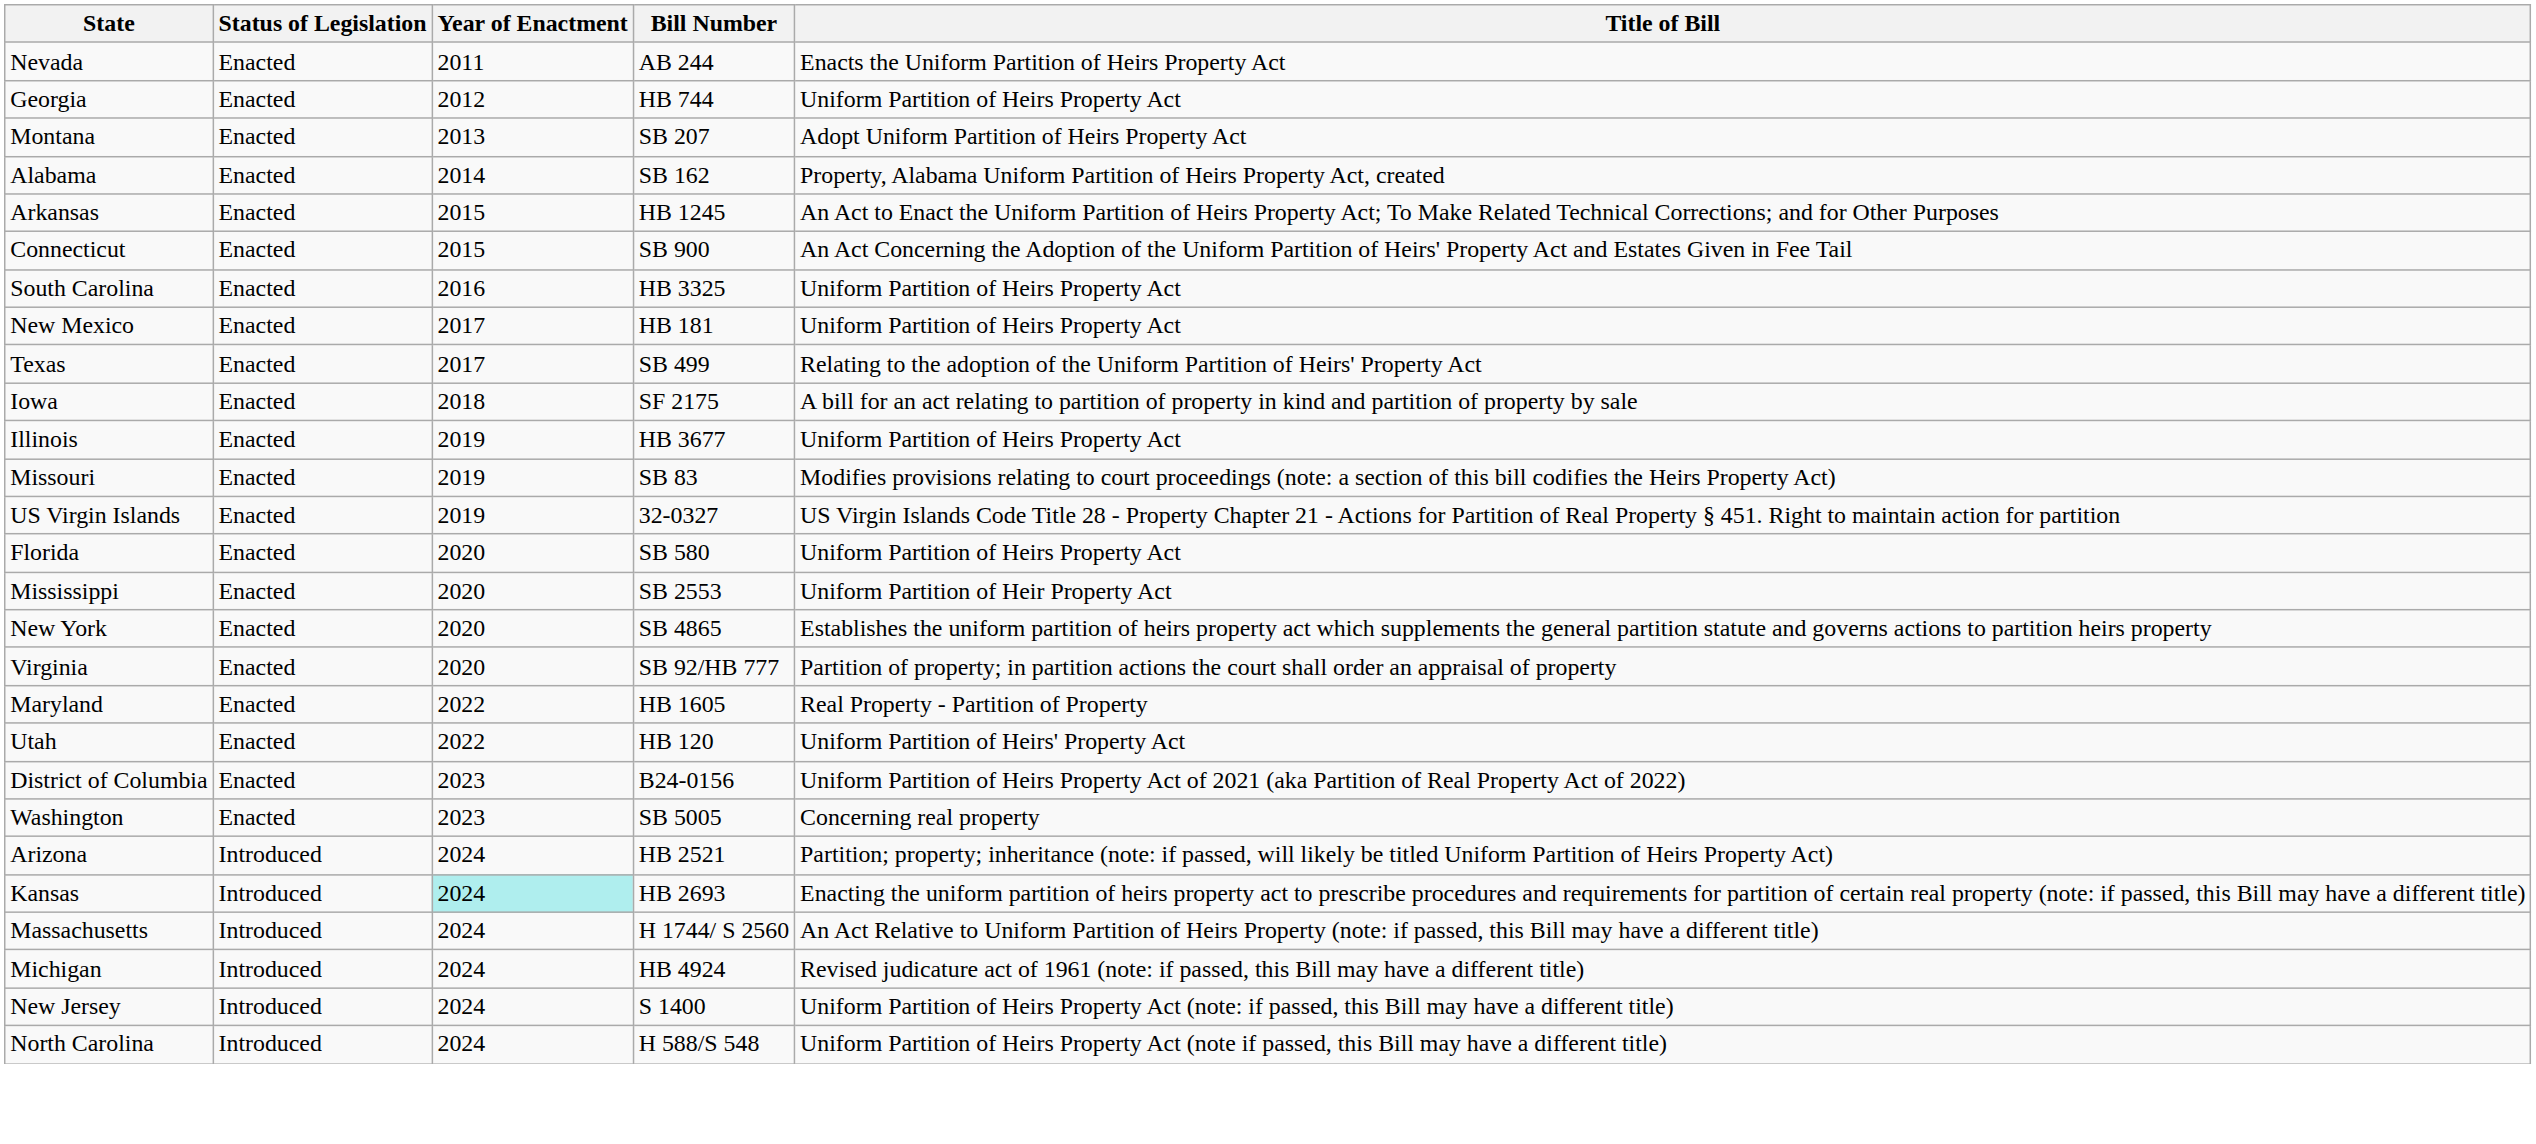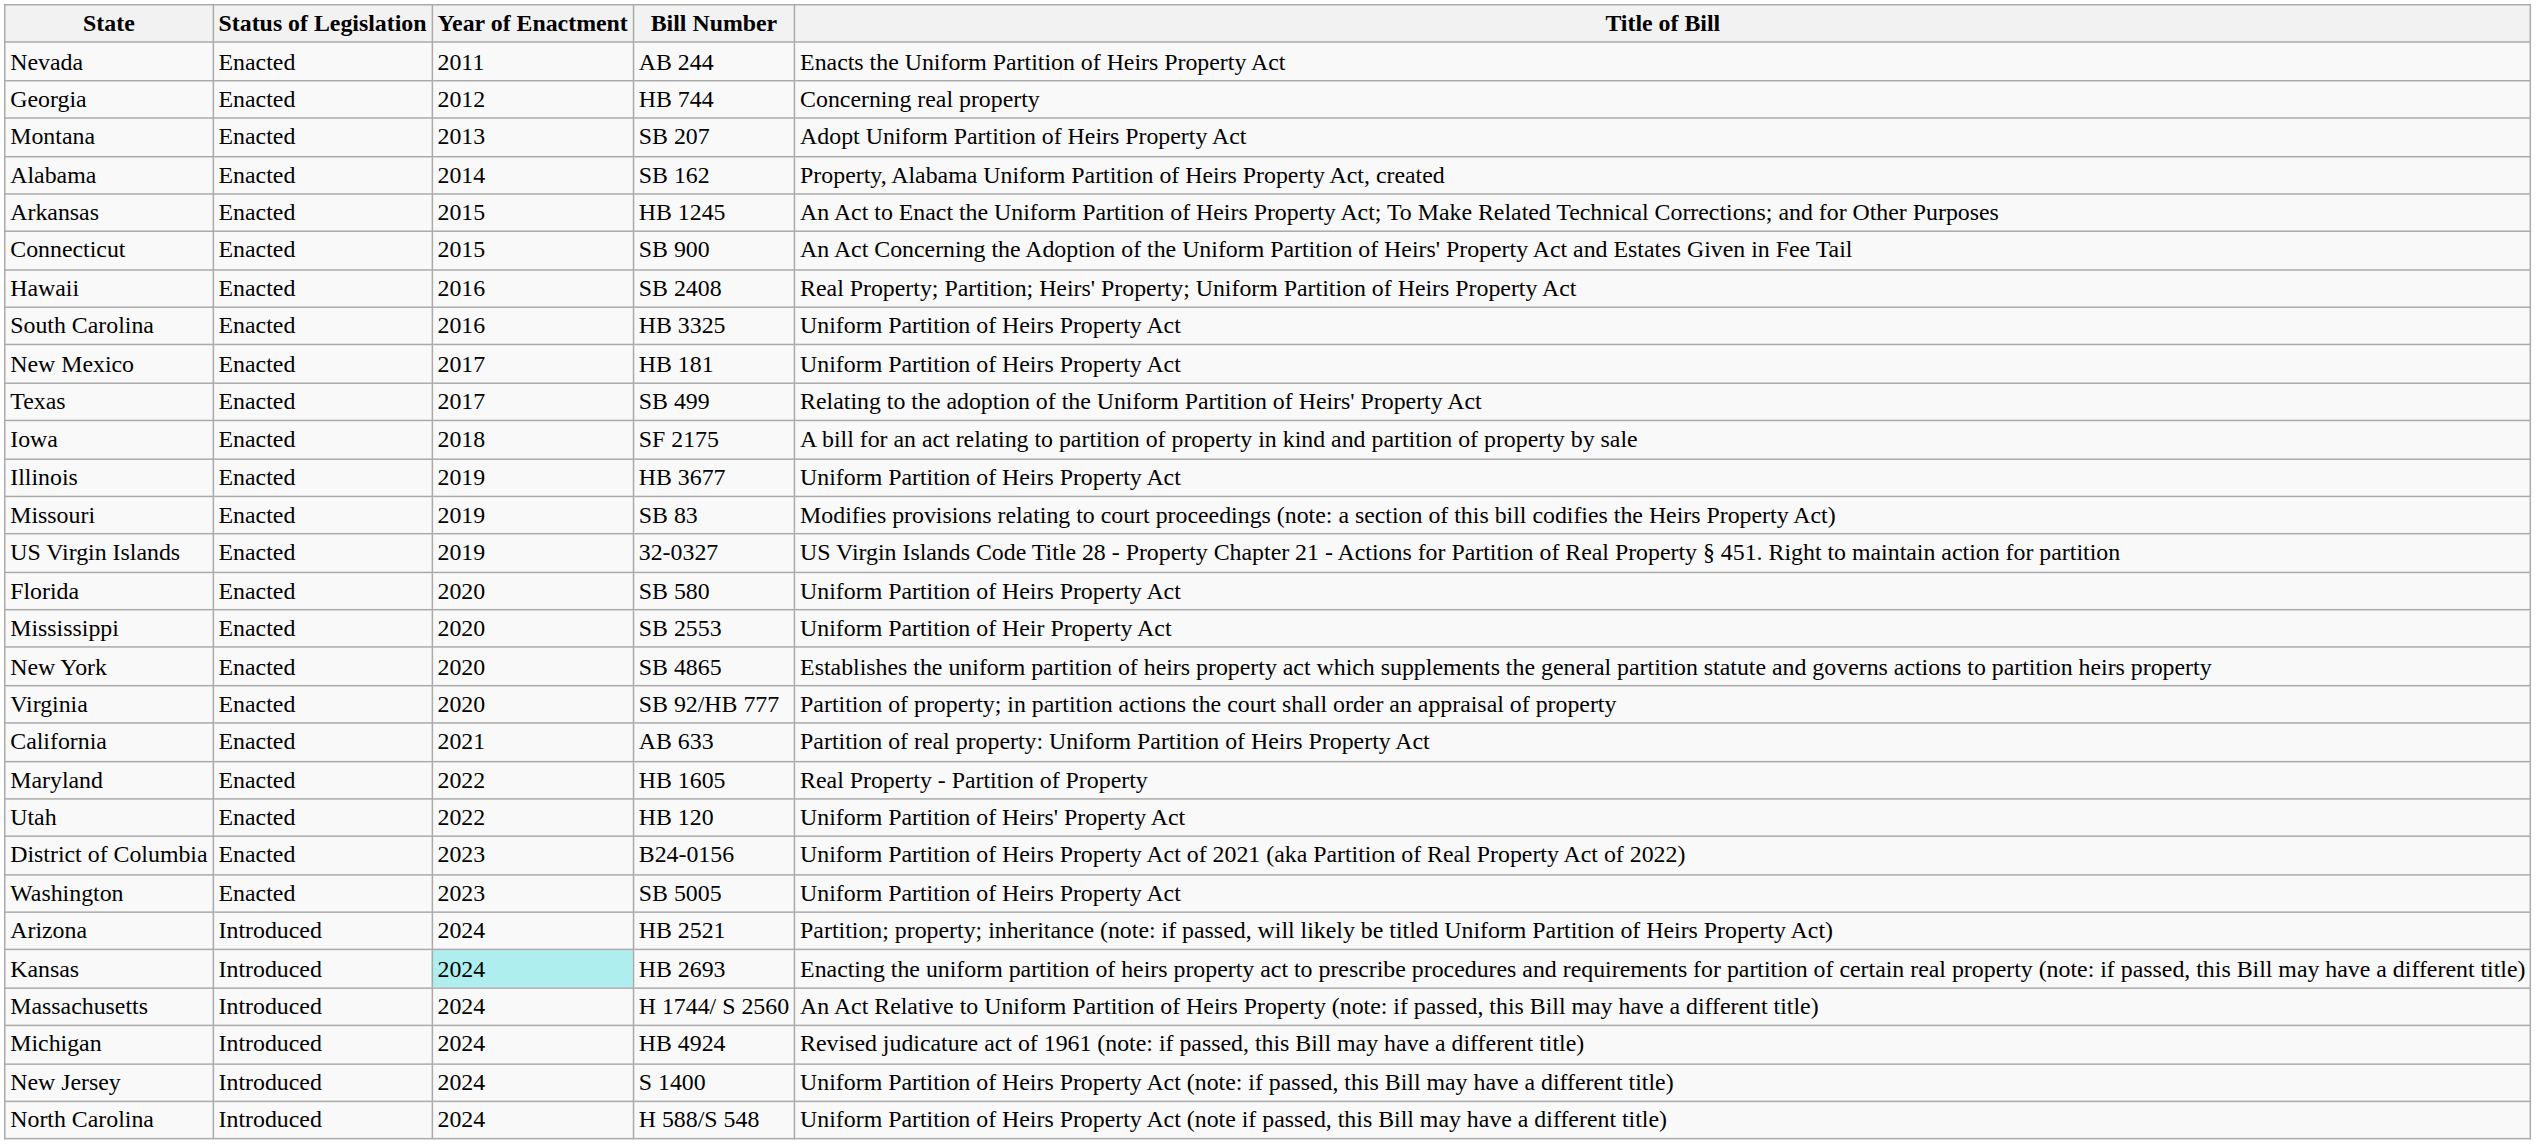(990, 99) Uniform Partition of Heirs Property Act -> (920, 99) Concerning real property
+ row: (45, 288)
+ row: (59, 741)
(920, 817) Concerning real property -> (990, 893) Uniform Partition of Heirs Property Act
